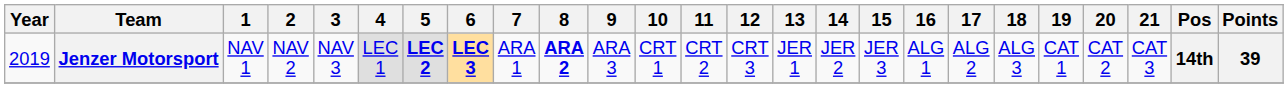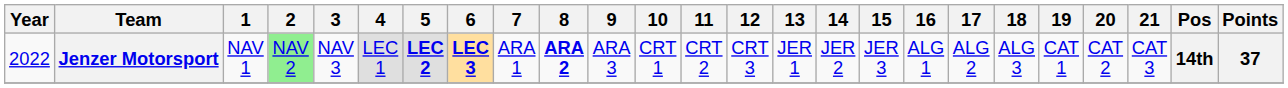(29, 58) 2019 -> (29, 58) 2022
(291, 58) no background -> (291, 58) lightgreen background
(1250, 58) 39 -> (1250, 58) 37
